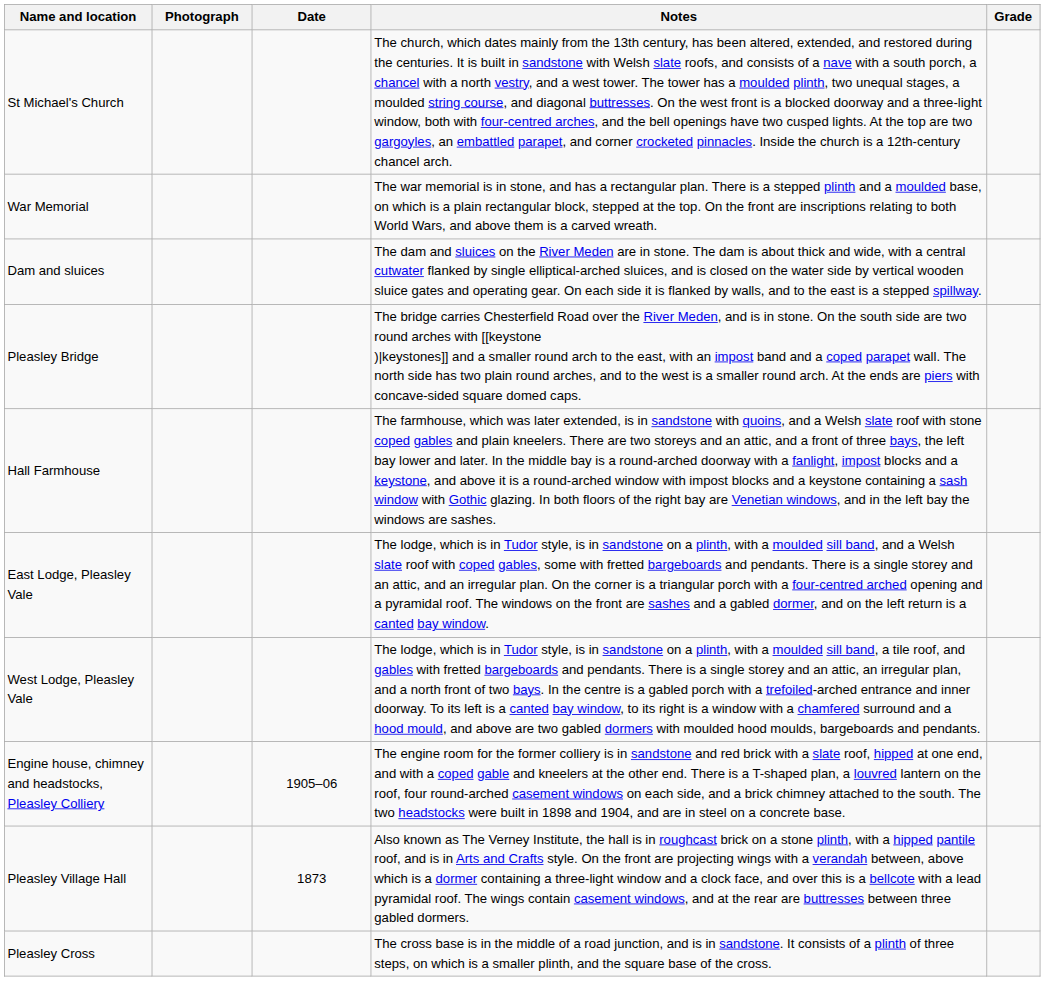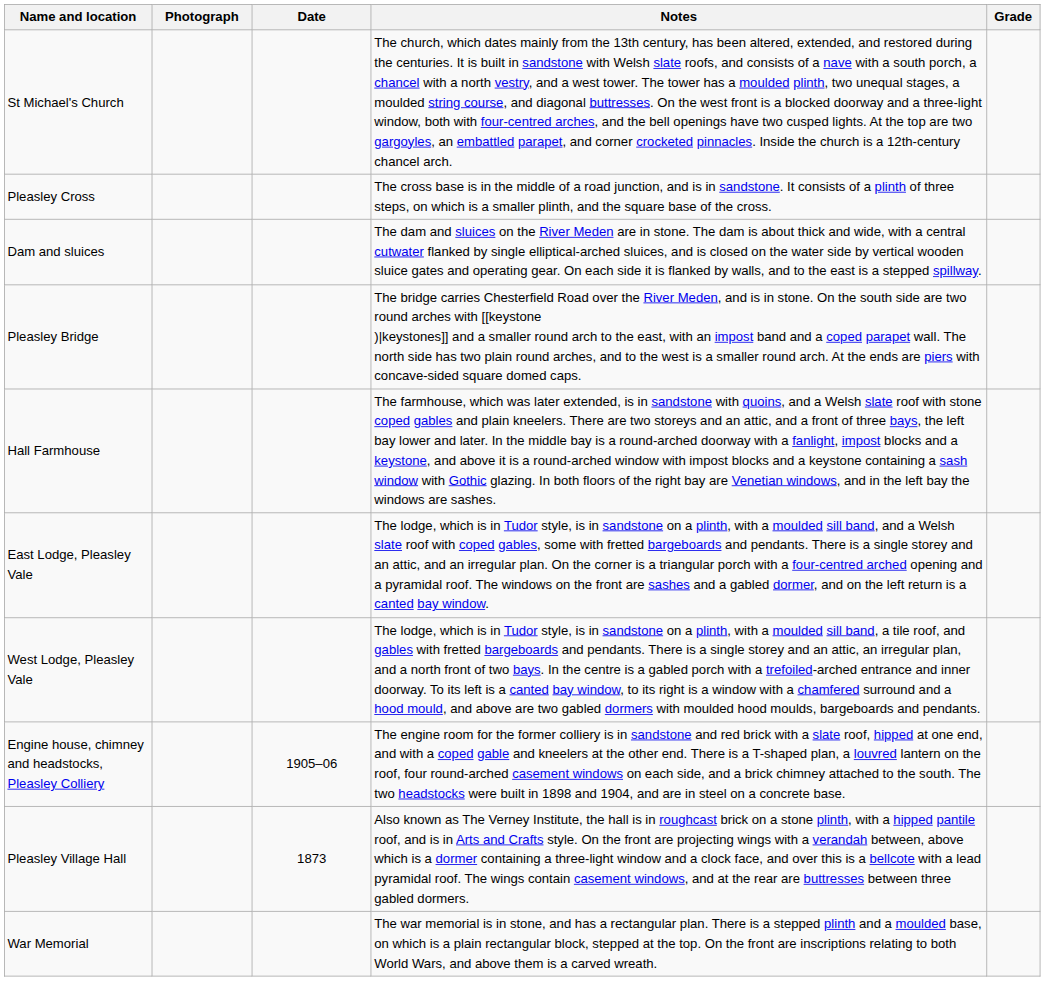rows swapped: (51, 953) <-> (48, 206)
